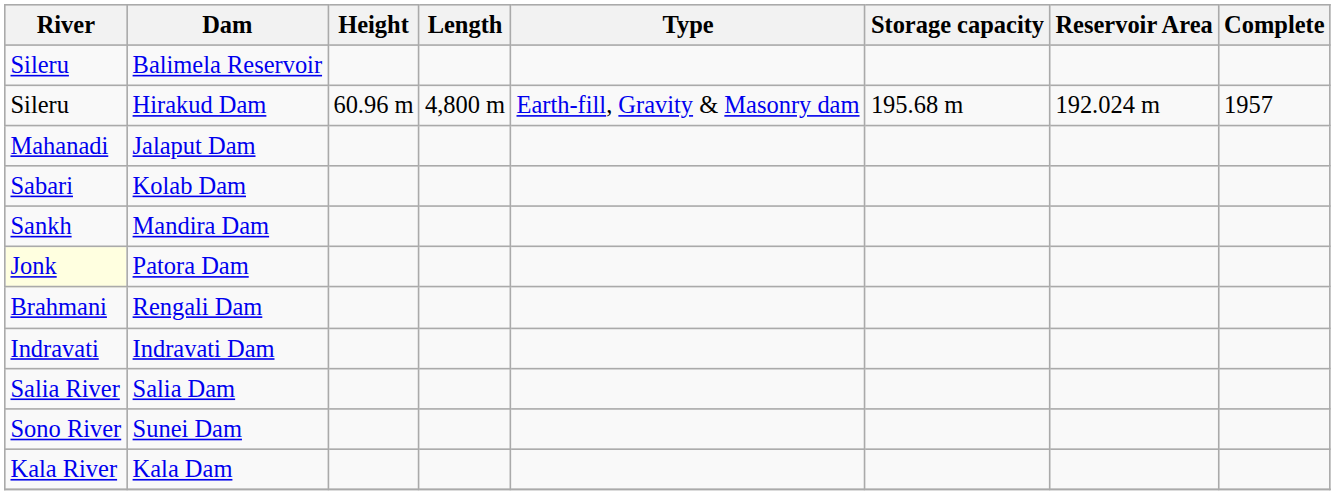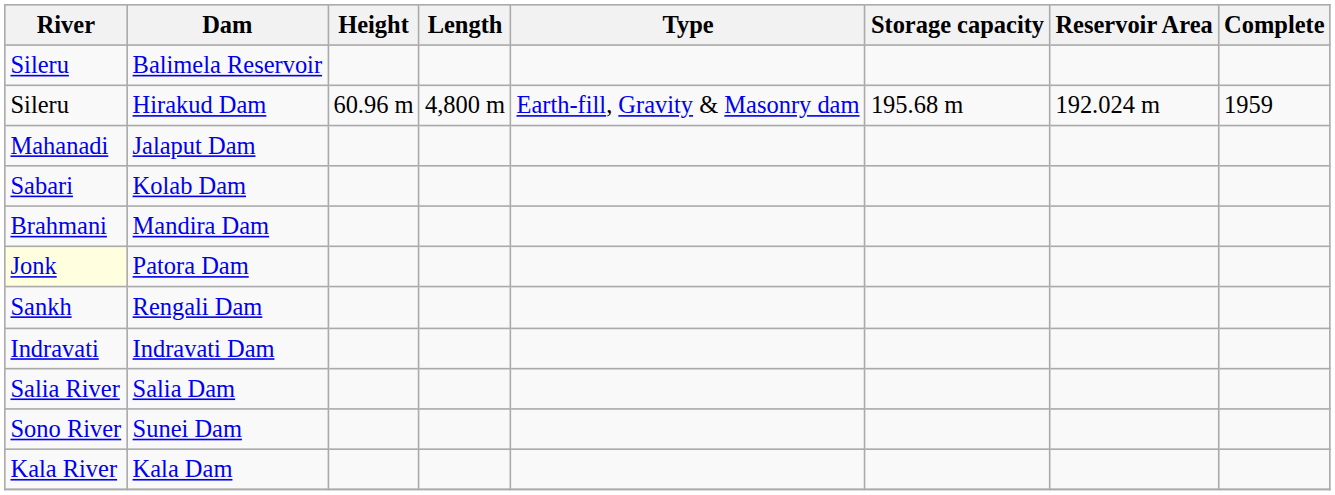(1249, 105) 1957 -> (1249, 105) 1959
(41, 226) Sankh -> (59, 226) Brahmani
(59, 307) Brahmani -> (41, 307) Sankh
